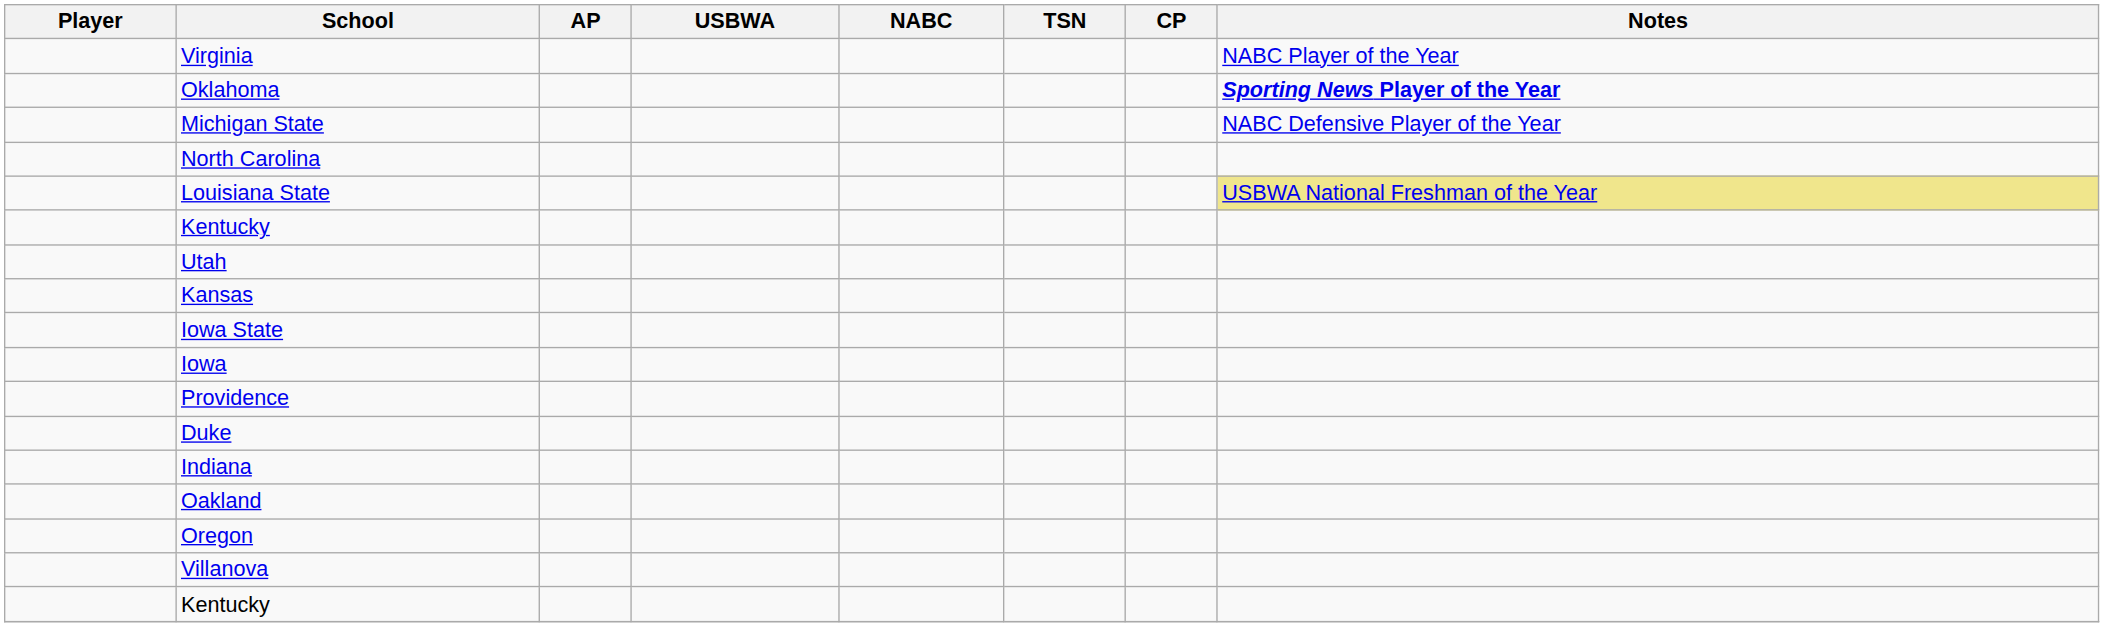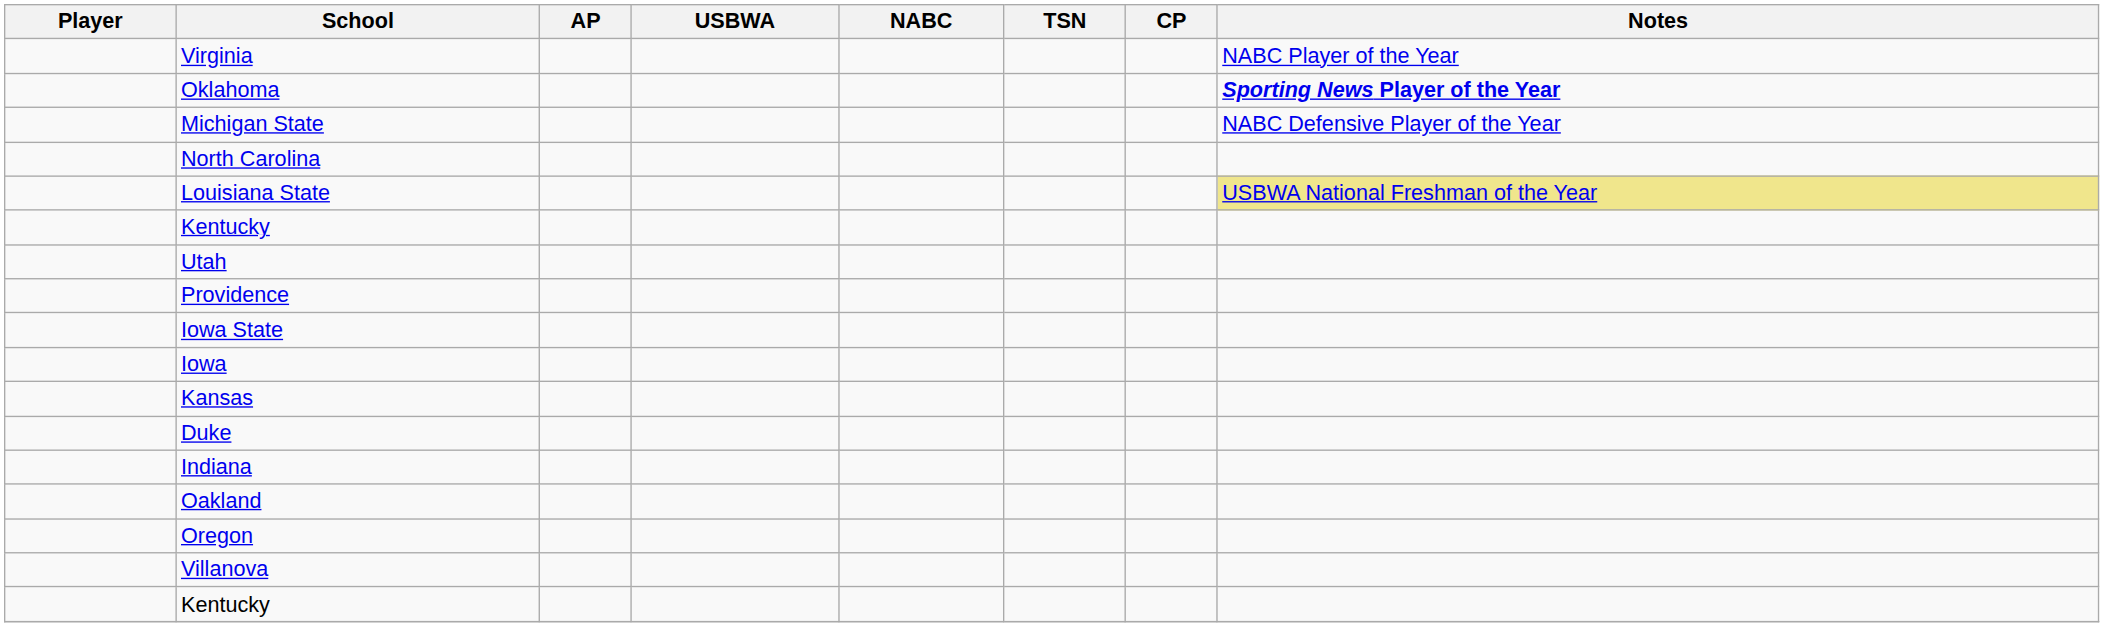rows swapped: (90, 399) <-> (90, 296)
